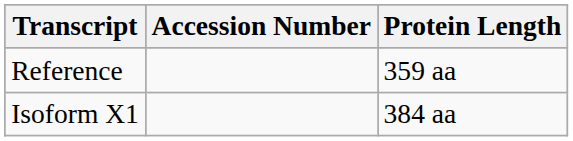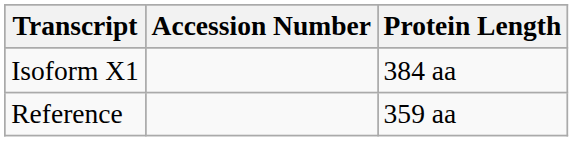rows swapped: (67, 69) <-> (75, 113)
